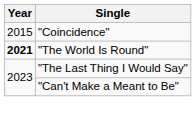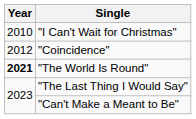+ row: (107, 31)
(20, 31) 2015 -> (20, 50) 2012
